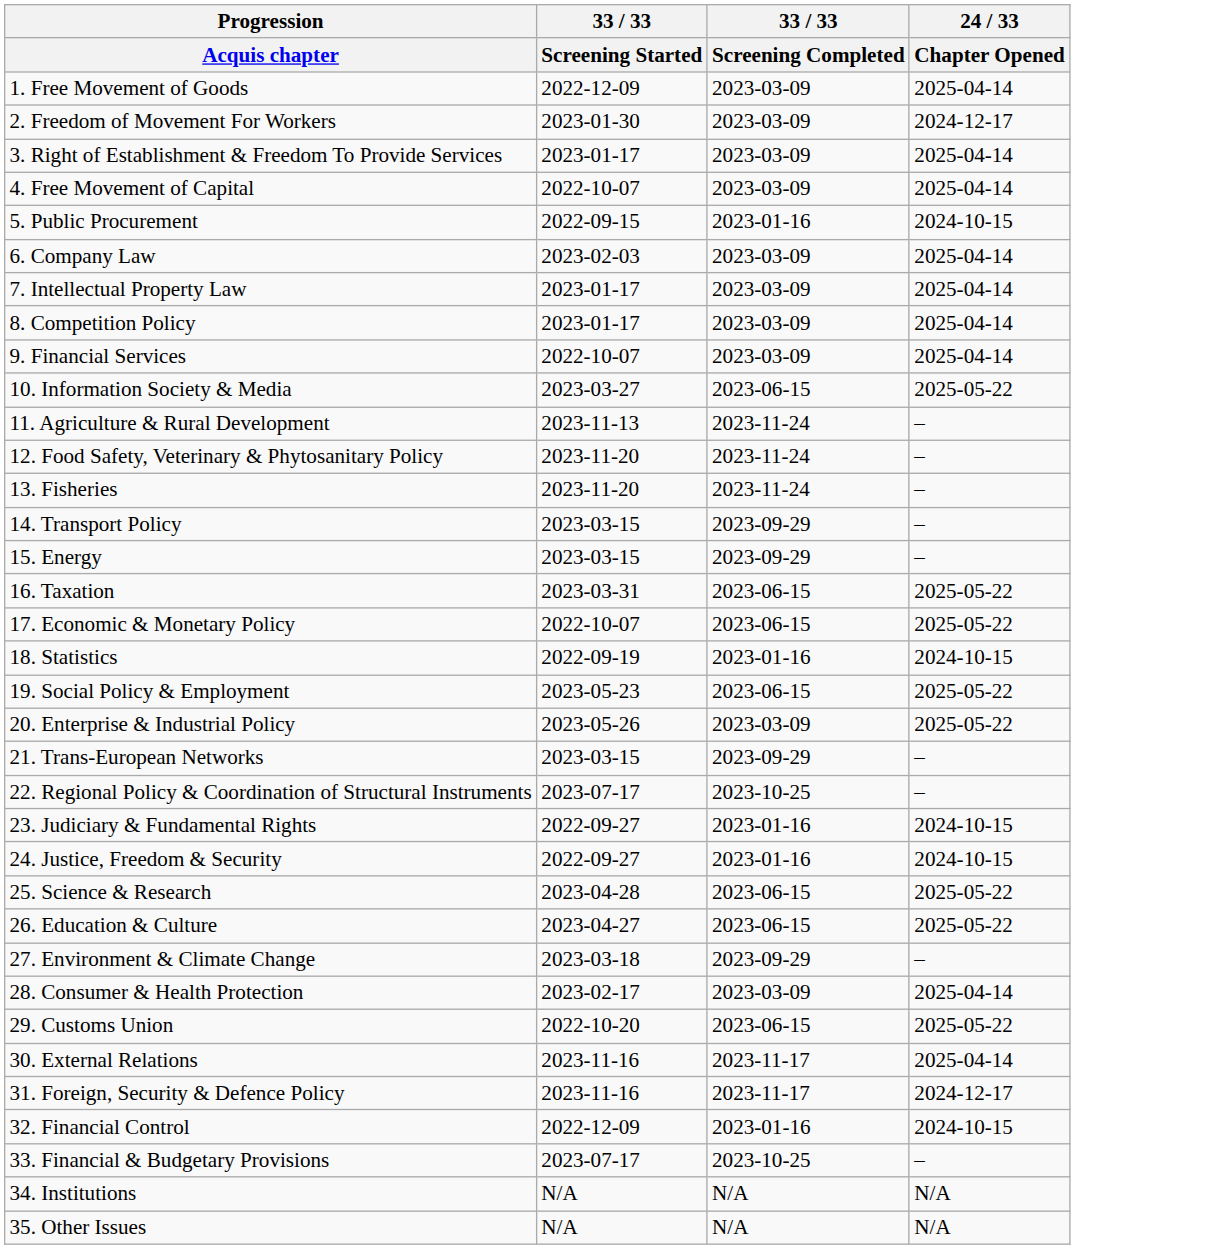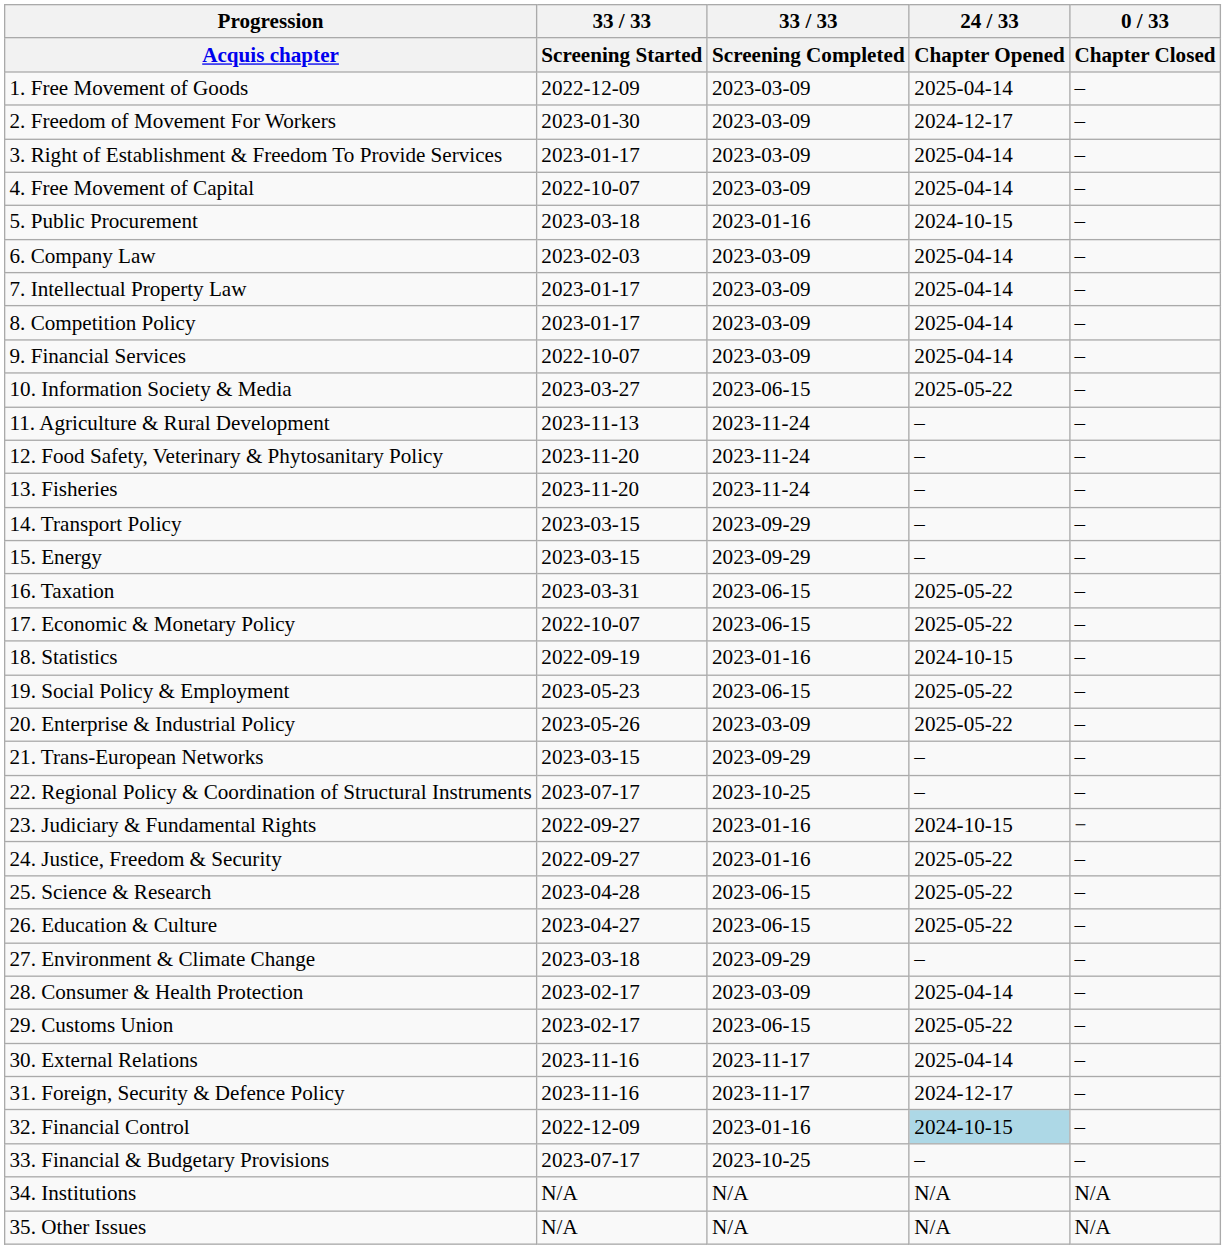+ column: (1145, 54)
(591, 222) 2022-09-15 -> (591, 222) 2023-03-18
(964, 858) 2024-10-15 -> (964, 858) 2025-05-22
(591, 1026) 2022-10-20 -> (591, 1026) 2023-02-17
(964, 1126) no background -> (964, 1126) lightblue background
